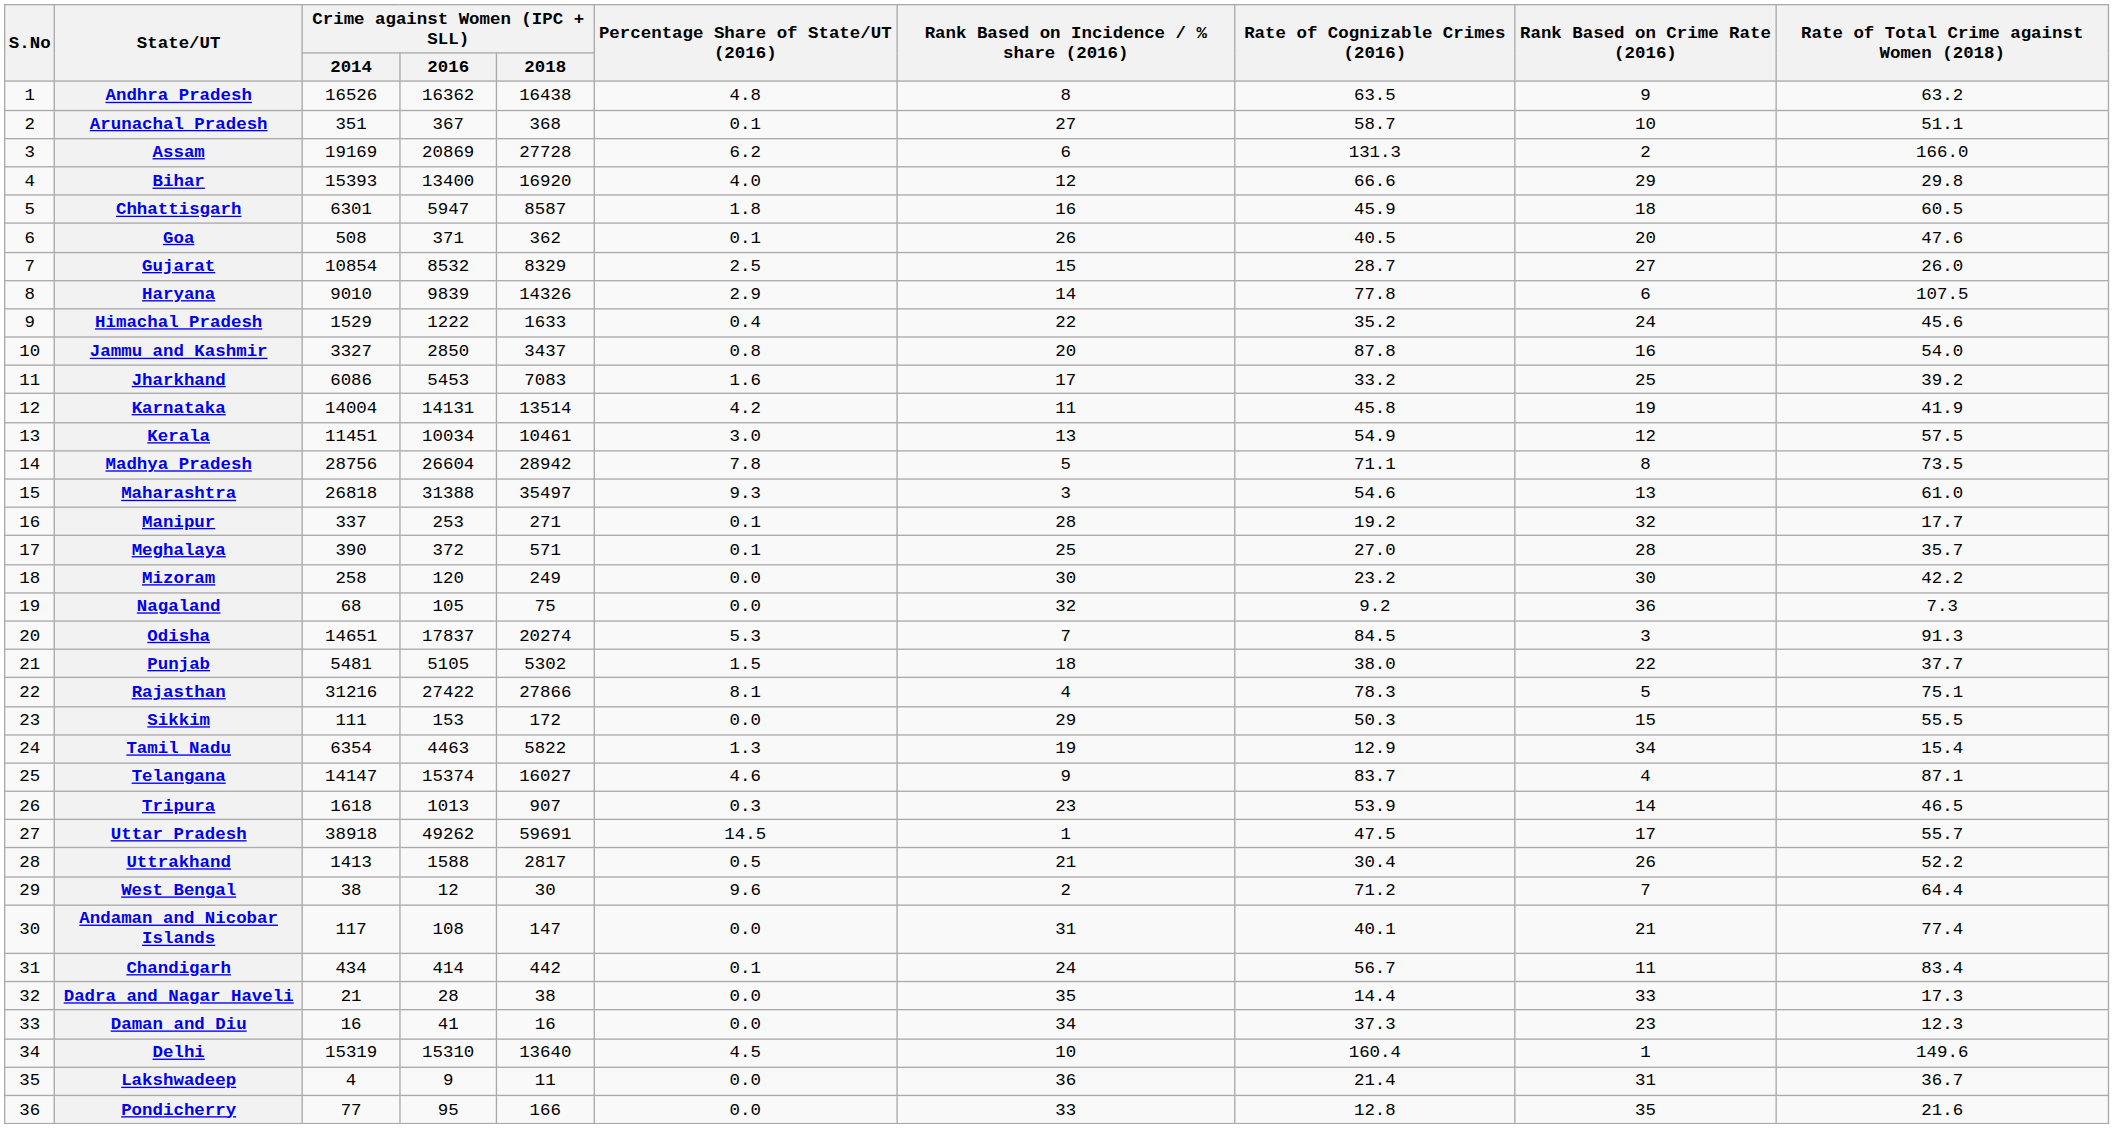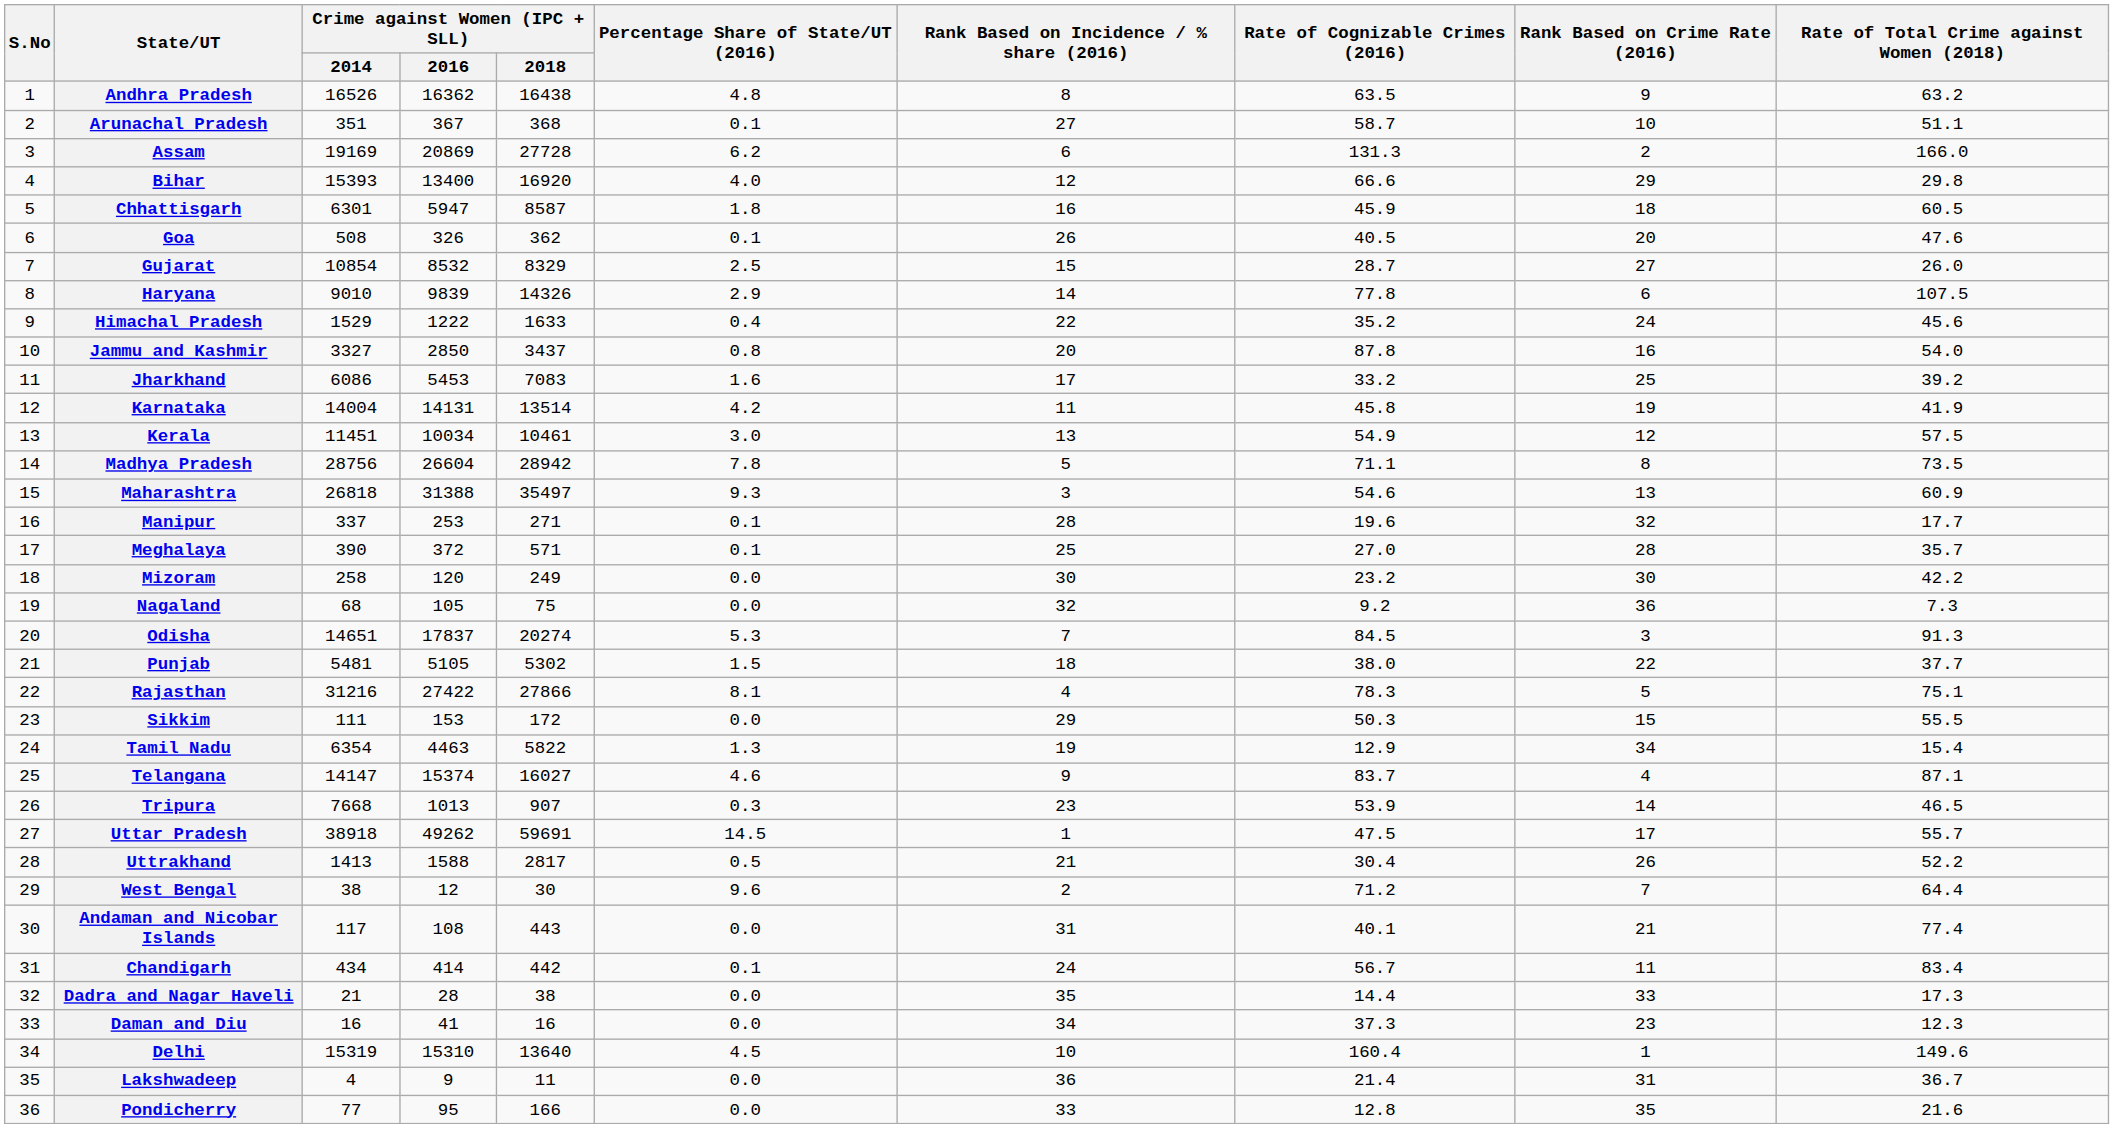(448, 238) 371 -> (448, 238) 326
(1942, 493) 61.0 -> (1942, 493) 60.9
(1375, 522) 19.2 -> (1375, 522) 19.6
(351, 806) 1618 -> (351, 806) 7668
(545, 929) 147 -> (545, 929) 443
